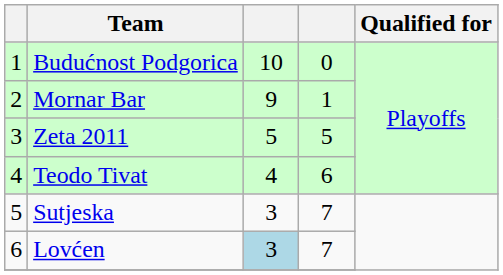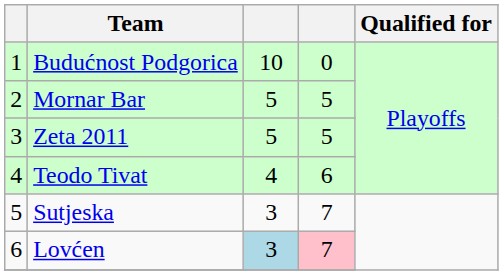(271, 99) 9 -> (271, 99) 5
(327, 99) 1 -> (327, 99) 5
(327, 250) no background -> (327, 250) pink background
